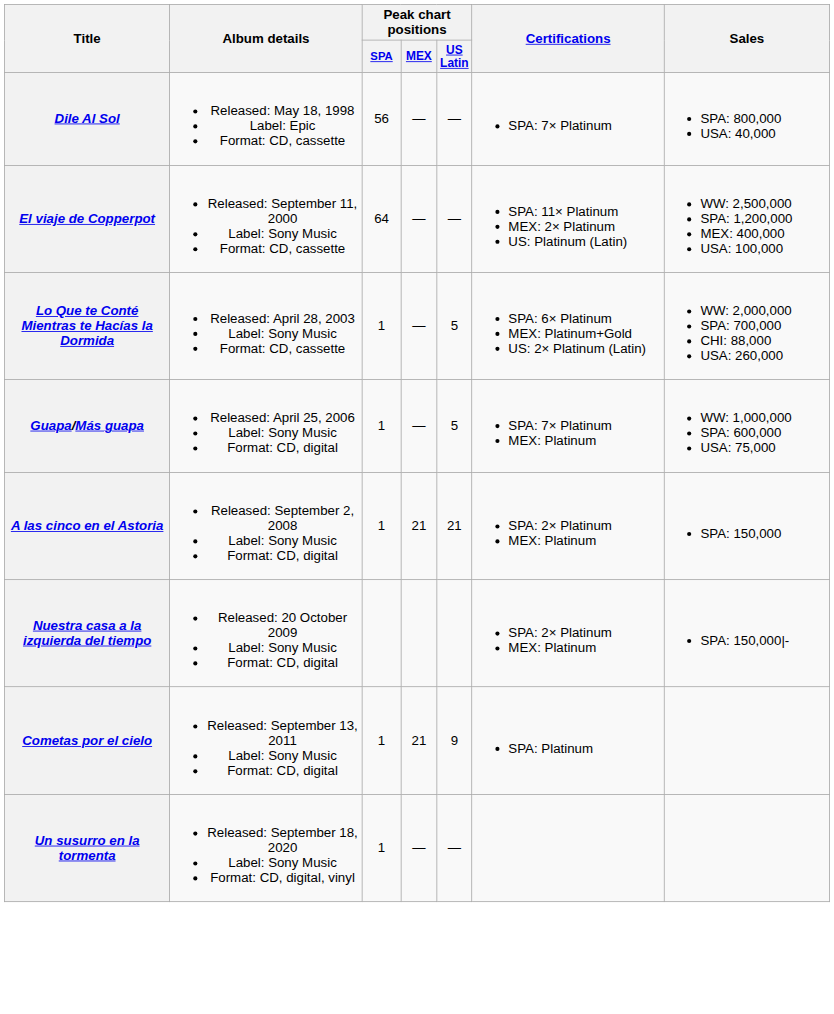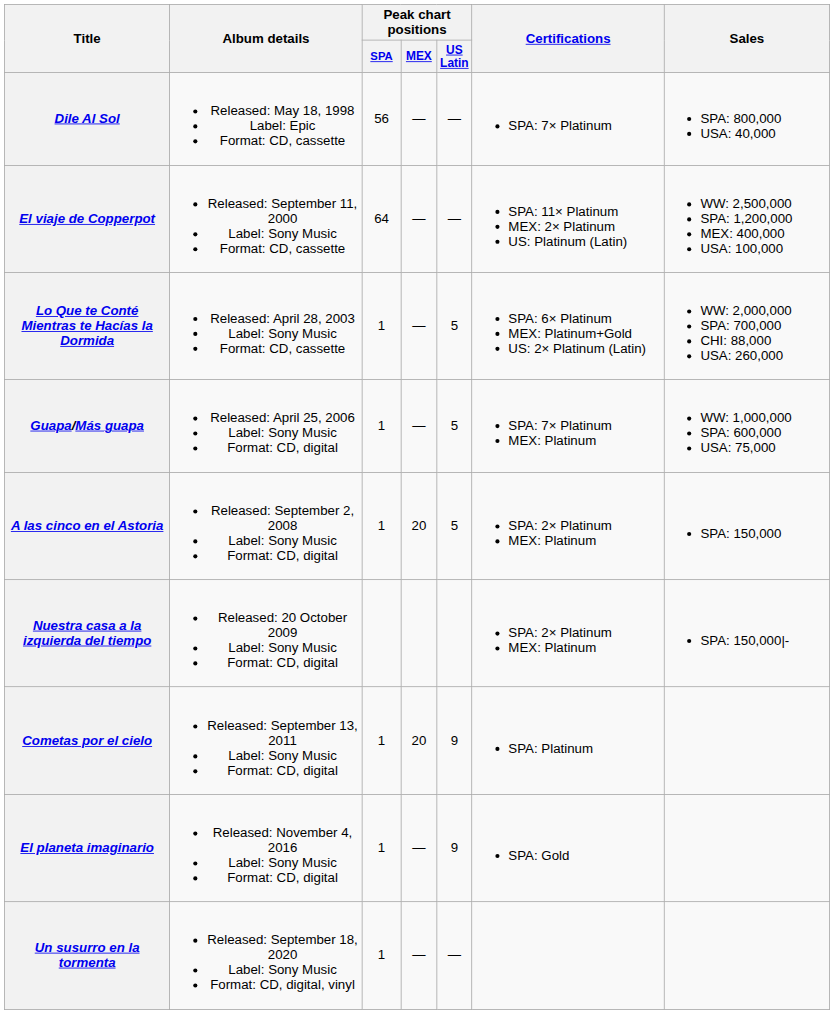(419, 525) 21 -> (419, 525) 20
(454, 525) 21 -> (454, 525) 5
(419, 740) 21 -> (419, 740) 20
+ row: (87, 848)
